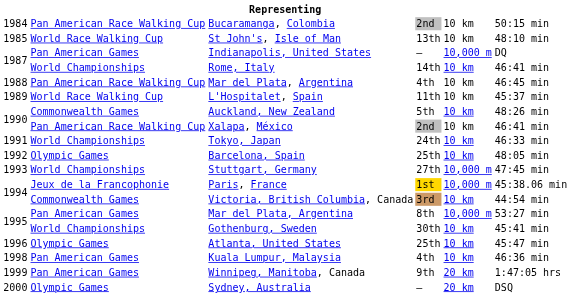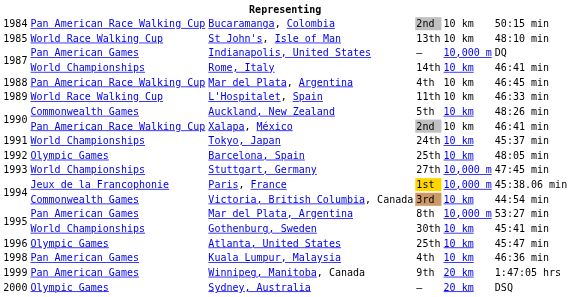(522, 97) 45:37 min -> (522, 97) 46:33 min
(522, 141) 46:33 min -> (522, 141) 45:37 min
